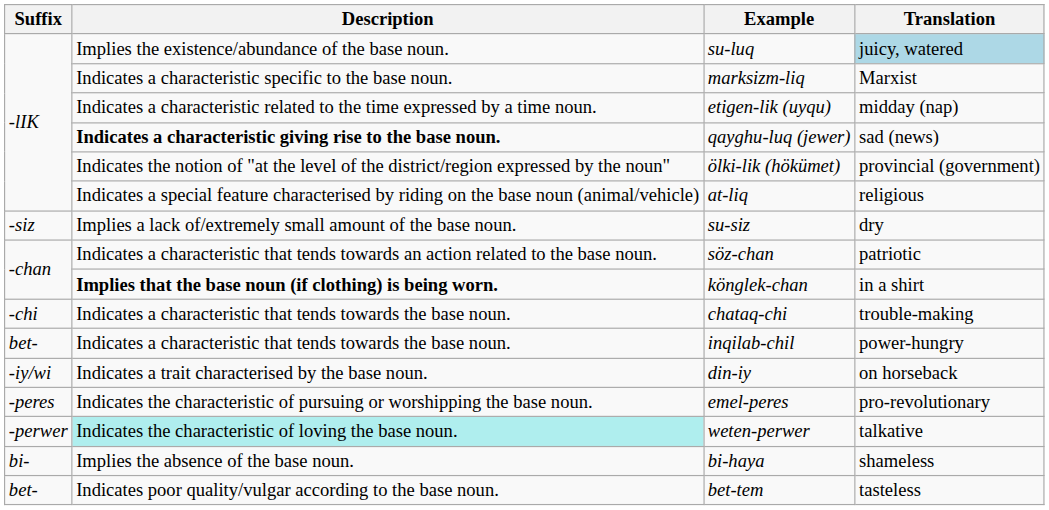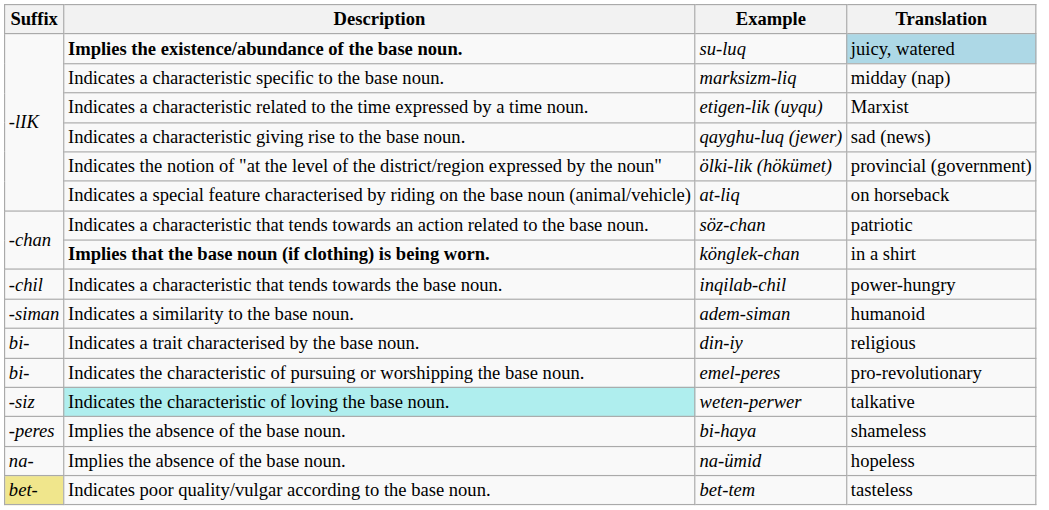(262, 48) normal -> (265, 48) bold
(888, 78) Marxist -> (901, 78) midday (nap)
(909, 107) midday (nap) -> (880, 107) Marxist
(288, 136) bold -> (267, 136) normal
(892, 195) religious -> (900, 195) on horseback
- row: (729, 225)
- row: (747, 313)
(23, 343) bet- -> (26, 284) -chil
+ row: (745, 313)
(30, 372) -iy/wi -> (19, 343) bi-
(908, 372) on horseback -> (883, 343) religious
(32, 401) -peres -> (19, 372) bi-
(38, 431) -perwer -> (22, 401) -siz
(19, 460) bi- -> (32, 431) -peres
+ row: (730, 460)
(23, 490) no background -> (23, 490) khaki background
